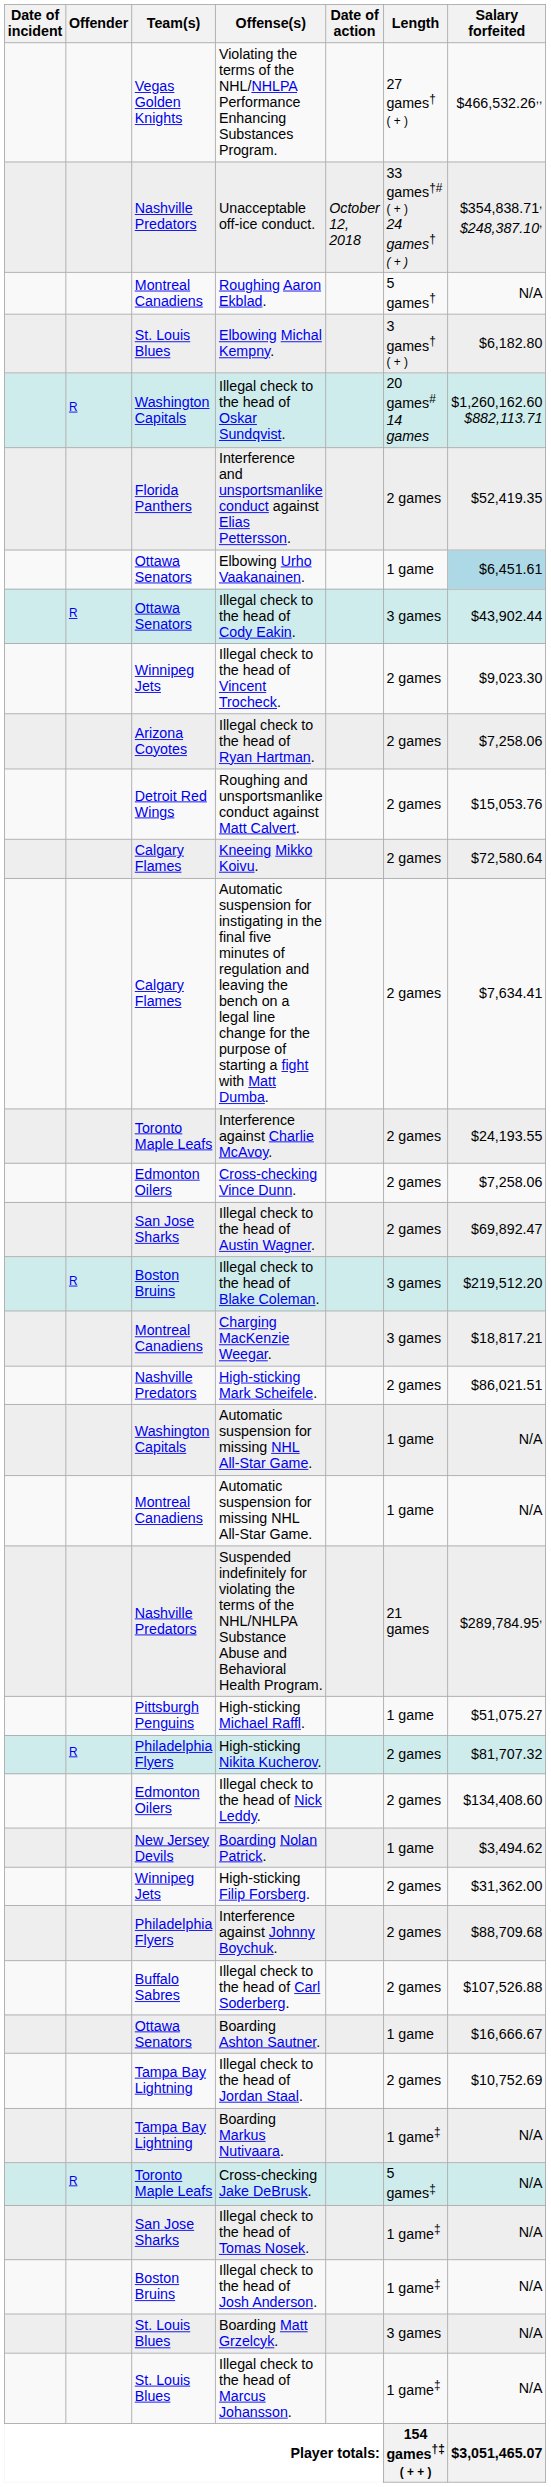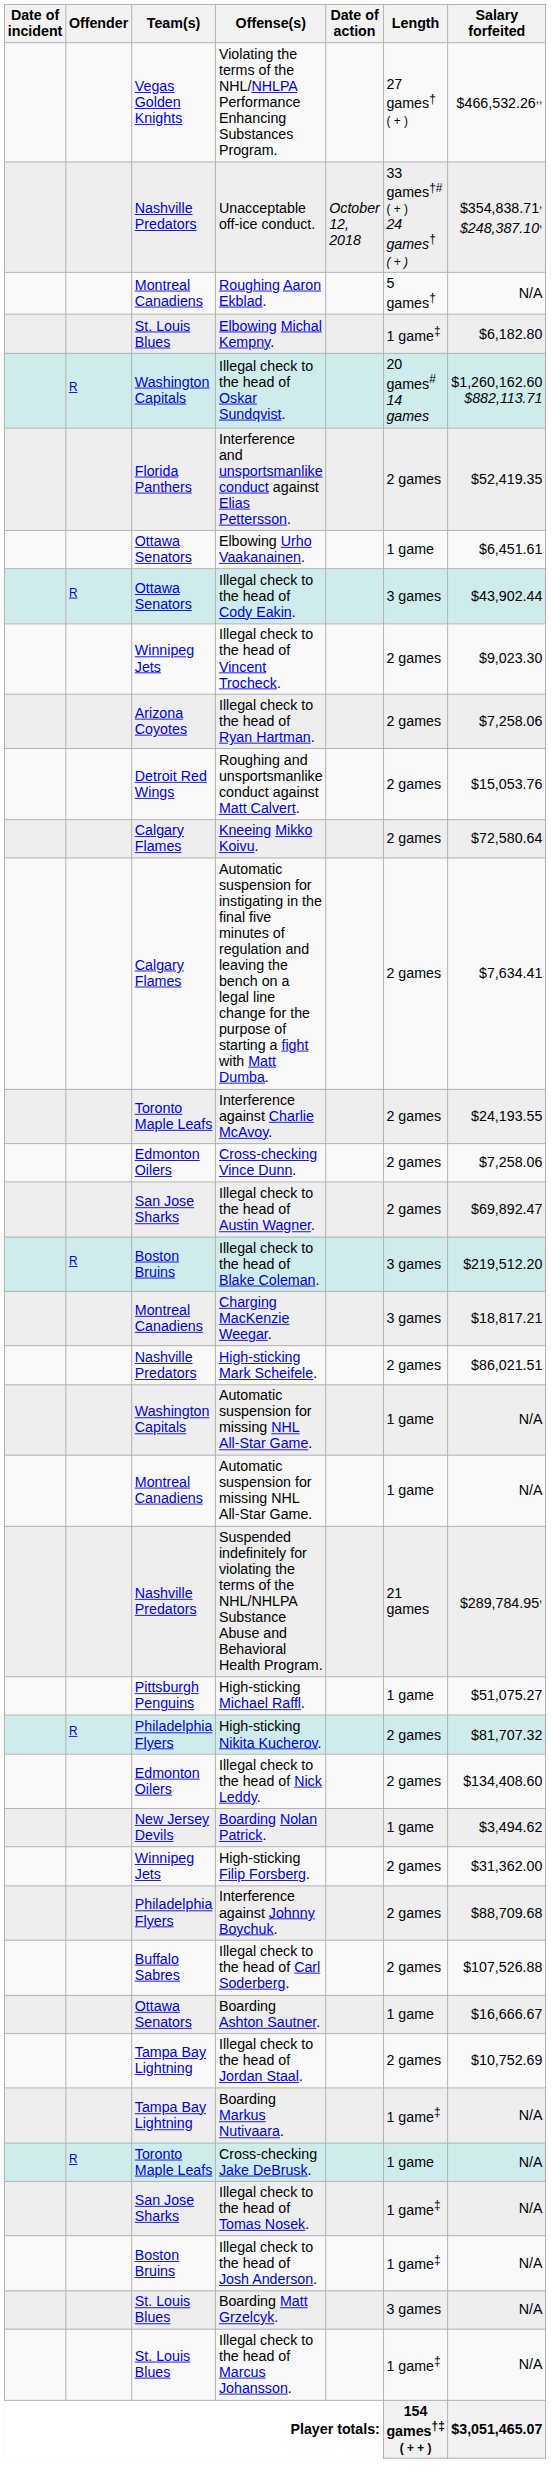(411, 343) 3 games† ( + ) -> (413, 333) 1 game‡
(511, 569) lightblue background -> (511, 549) no background
(411, 2183) 5 games‡ -> (410, 2162) 1 game
